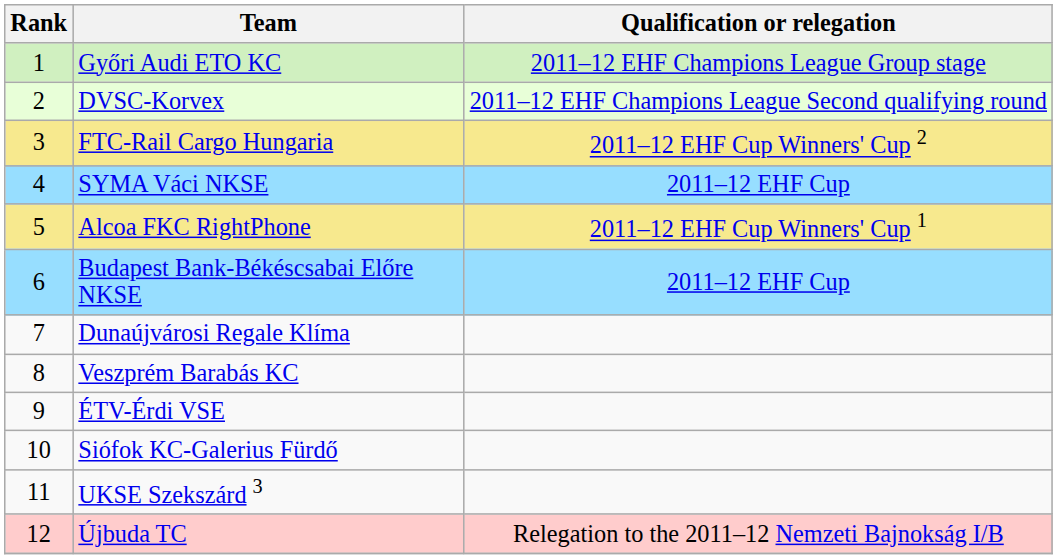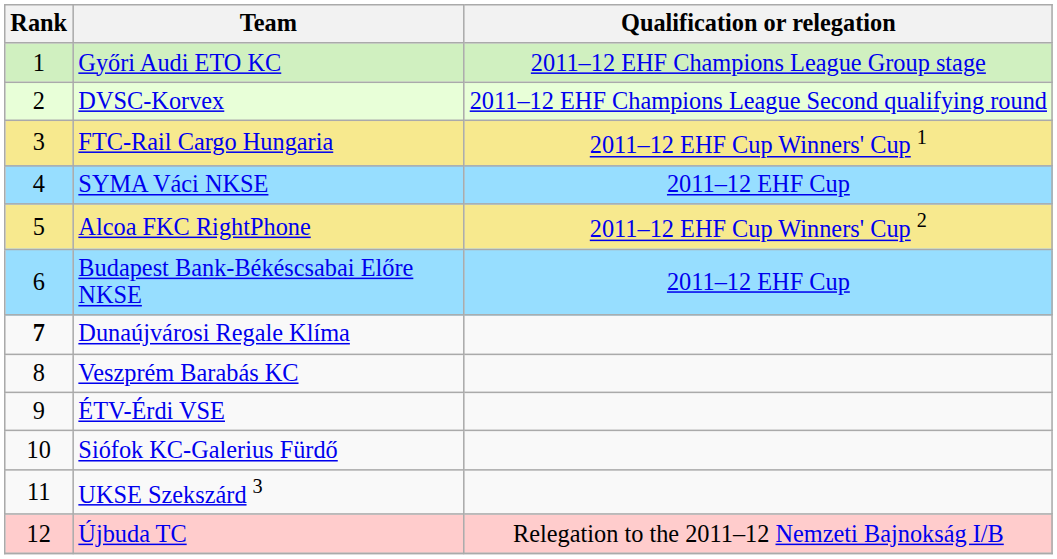(758, 142) 2011–12 EHF Cup Winners' Cup 2 -> (758, 142) 2011–12 EHF Cup Winners' Cup 1
(758, 226) 2011–12 EHF Cup Winners' Cup 1 -> (758, 226) 2011–12 EHF Cup Winners' Cup 2
(39, 334) normal -> (39, 334) bold
